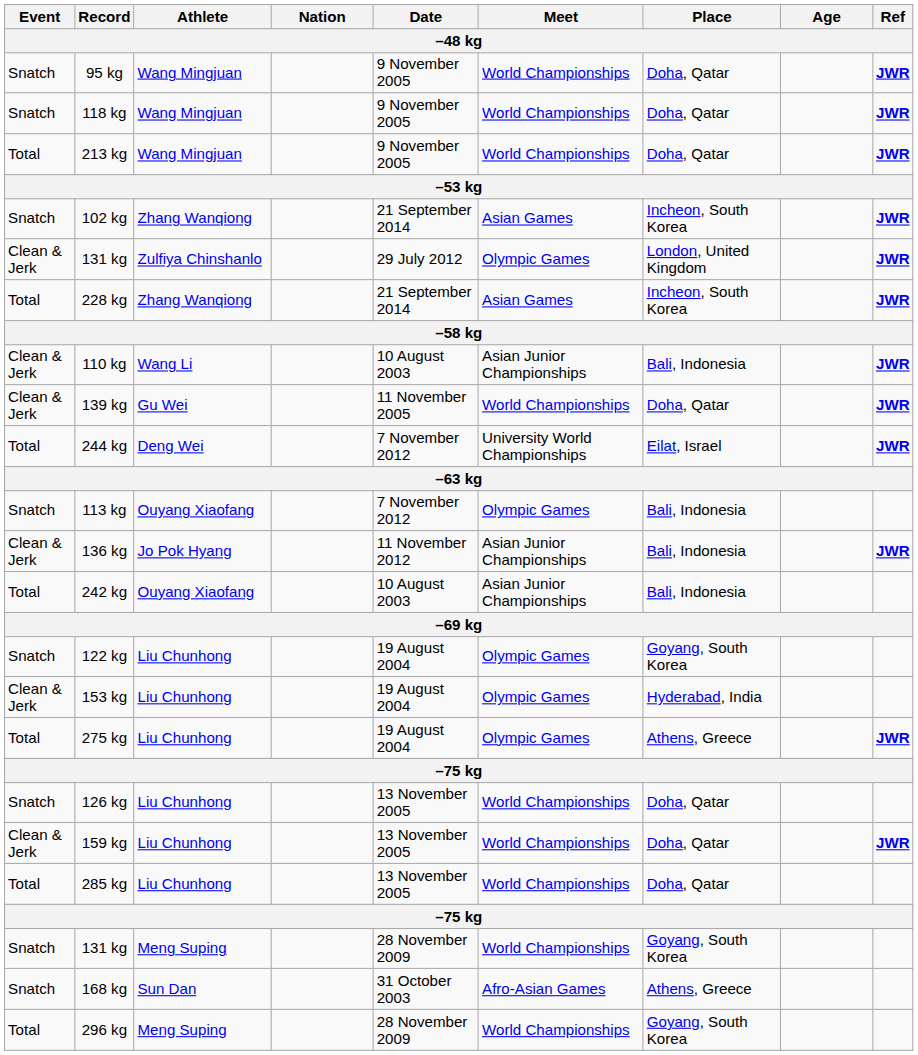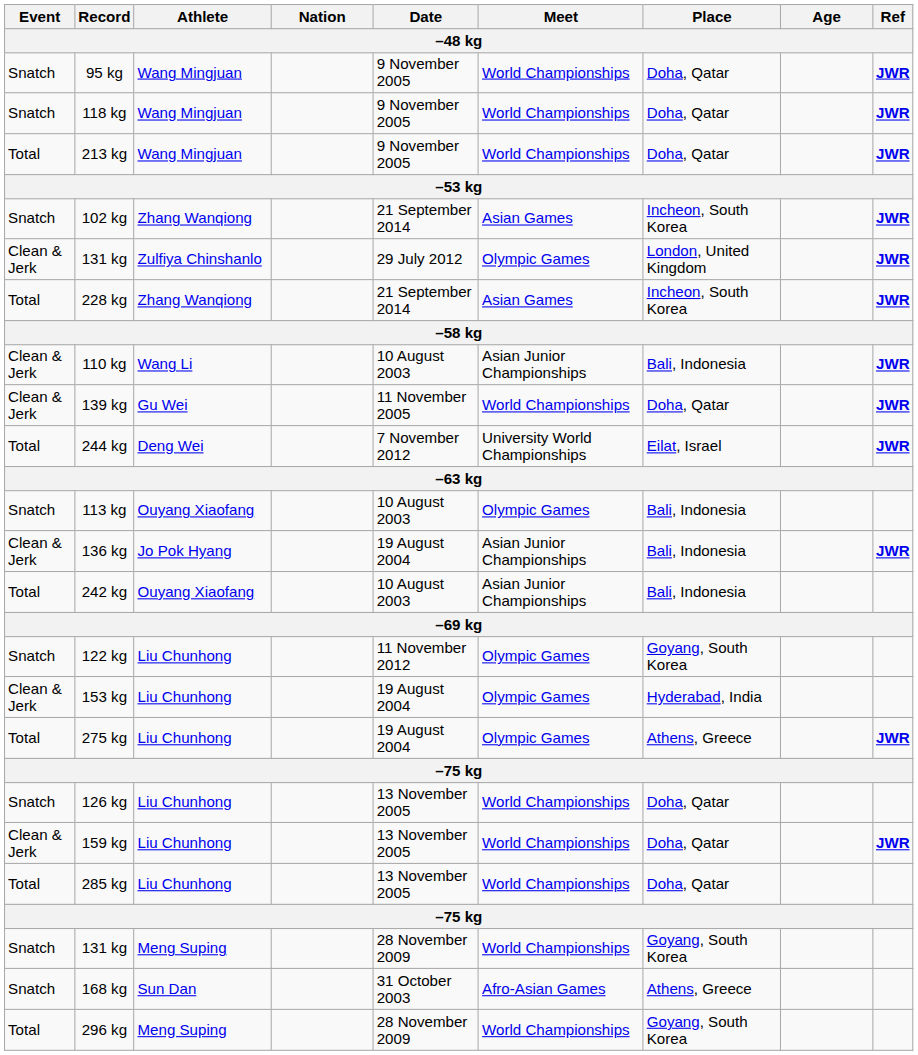(418, 511) 7 November 2012 -> (410, 511) 10 August 2003
(421, 552) 11 November 2012 -> (410, 552) 19 August 2004
(410, 657) 19 August 2004 -> (421, 657) 11 November 2012
